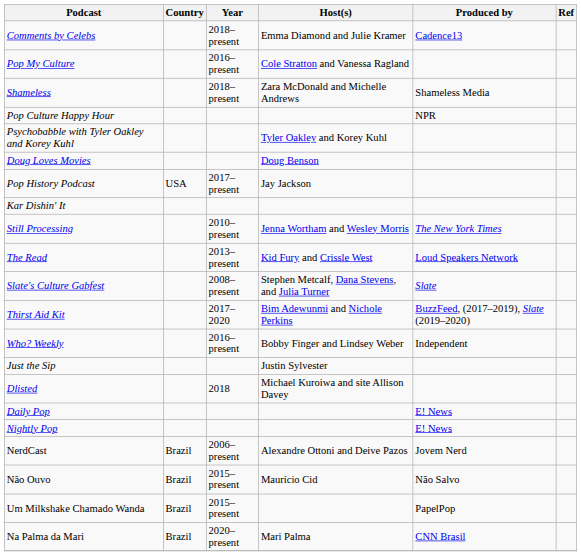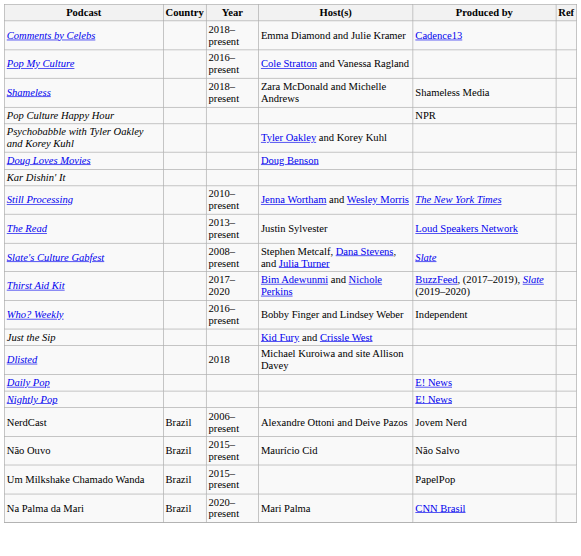- row: (51, 183)
(317, 257) Kid Fury and Crissle West -> (294, 228) Justin Sylvester
(294, 366) Justin Sylvester -> (317, 337) Kid Fury and Crissle West
